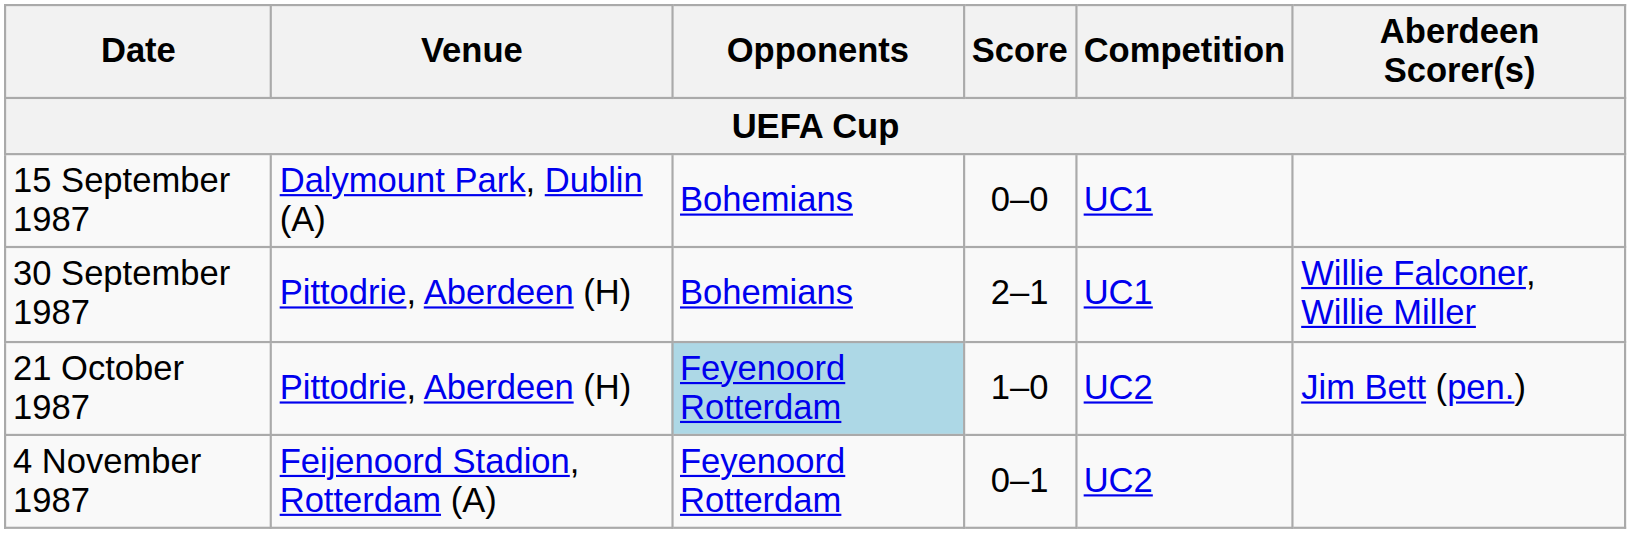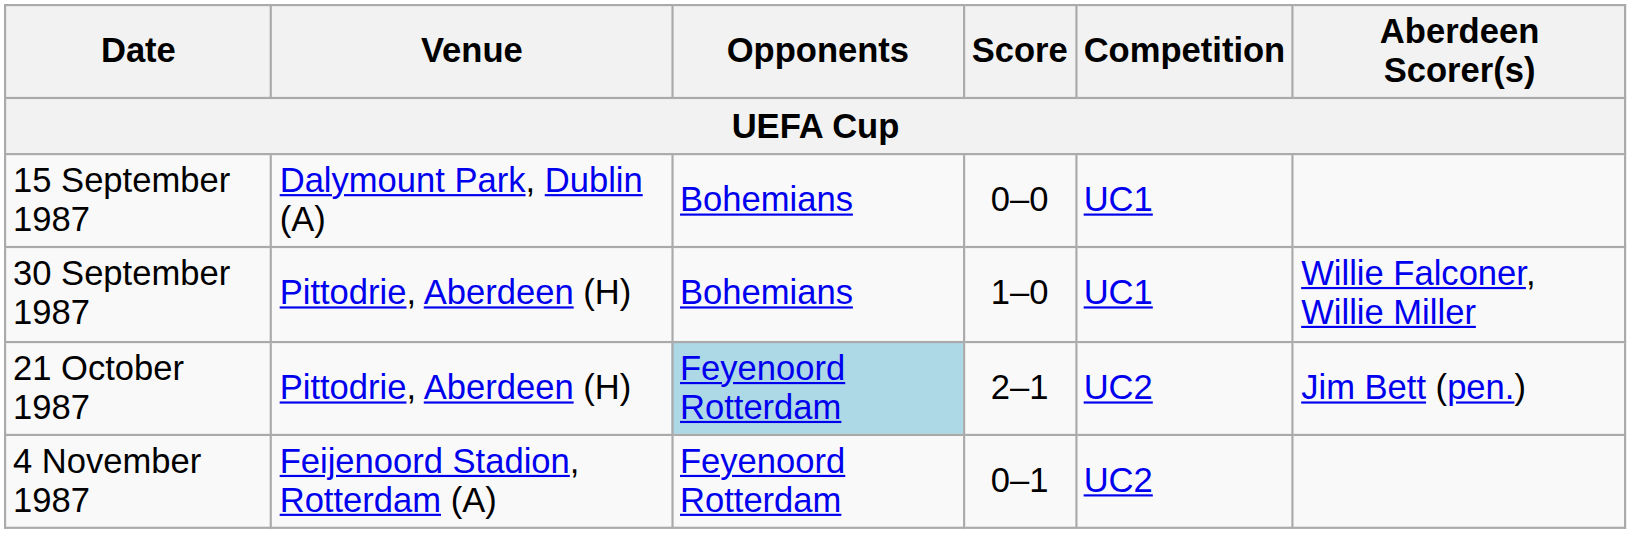(1020, 293) 2–1 -> (1020, 293) 1–0
(1020, 387) 1–0 -> (1020, 387) 2–1
